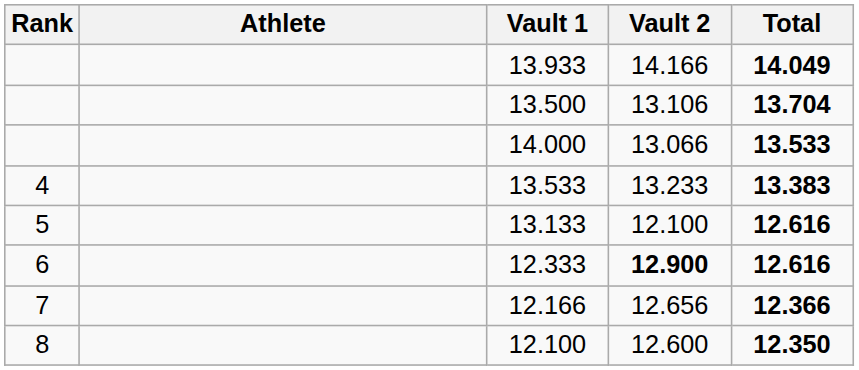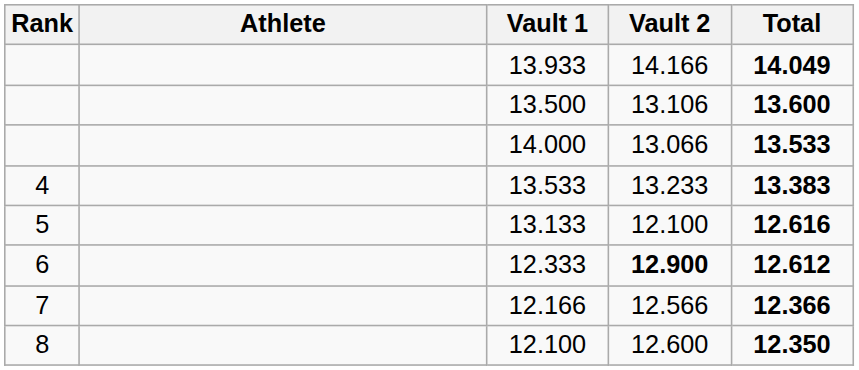(792, 104) 13.704 -> (792, 104) 13.600
(792, 265) 12.616 -> (792, 265) 12.612
(670, 305) 12.656 -> (670, 305) 12.566
